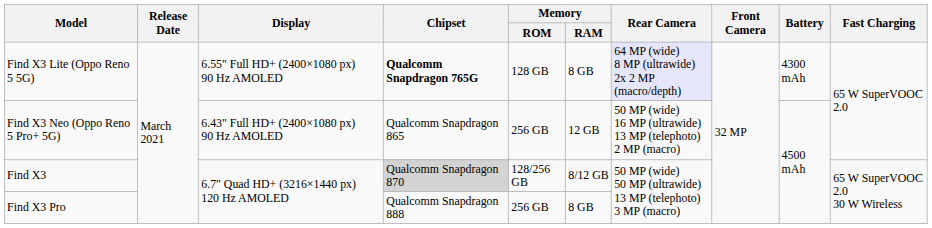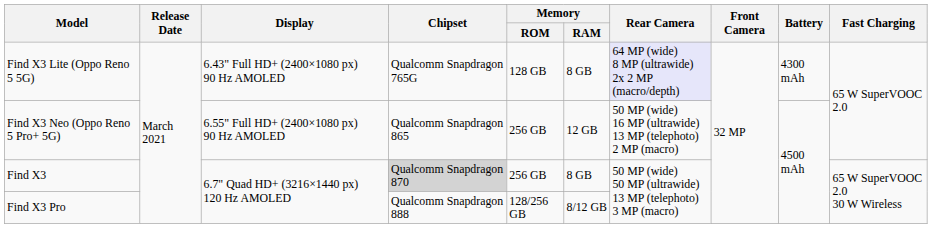(278, 71) 6.55" Full HD+ (2400×1080 px) 90 Hz AMOLED -> (281, 71) 6.43" Full HD+ (2400×1080 px) 90 Hz AMOLED
(432, 71) bold -> (447, 71) normal
(278, 130) 6.43" Full HD+ (2400×1080 px) 90 Hz AMOLED -> (281, 130) 6.55" Full HD+ (2400×1080 px) 90 Hz AMOLED
(531, 175) 128/256 GB -> (528, 175) 256 GB
(588, 175) 8/12 GB -> (579, 175) 8 GB
(530, 207) 256 GB -> (529, 207) 128/256 GB
(581, 207) 8 GB -> (587, 207) 8/12 GB
